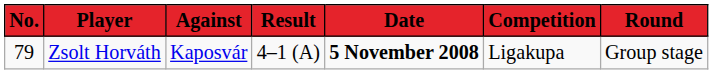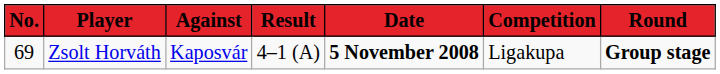(24, 52) 79 -> (24, 52) 69
(654, 52) normal -> (658, 52) bold
